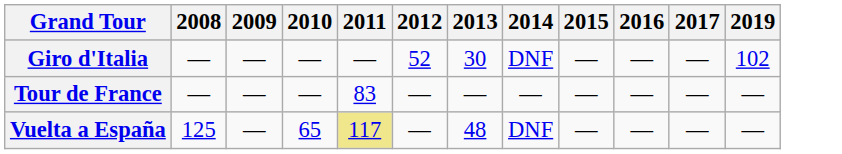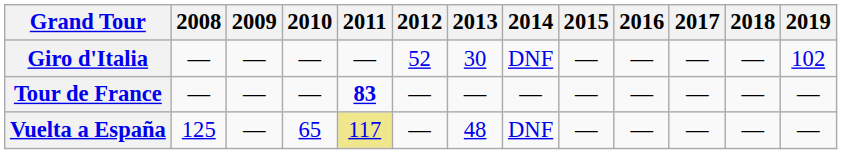+ column: (753, 22)
(365, 93) normal -> (365, 93) bold
